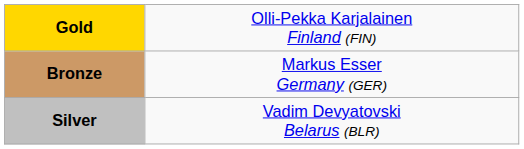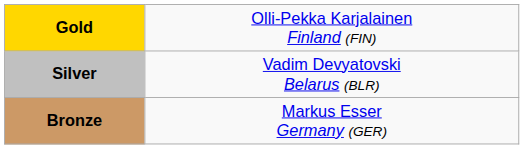rows swapped: (74, 120) <-> (74, 73)
